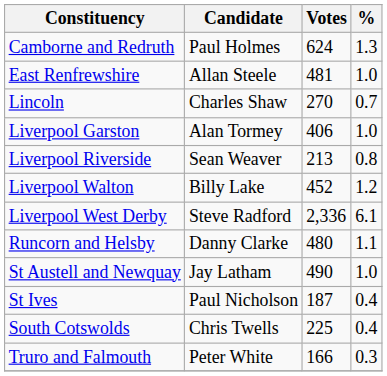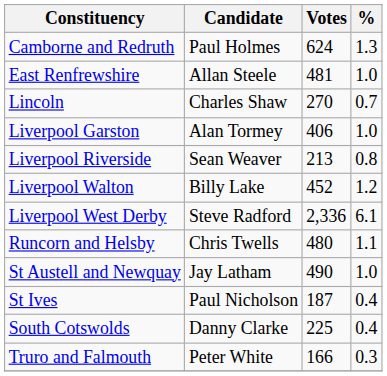(239, 243) Danny Clarke -> (234, 243) Chris Twells
(234, 328) Chris Twells -> (239, 328) Danny Clarke
